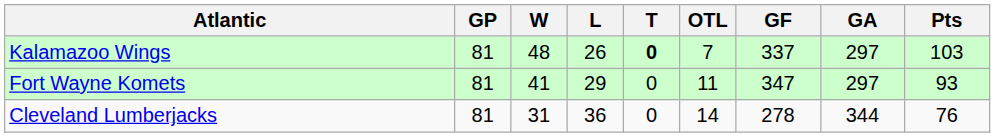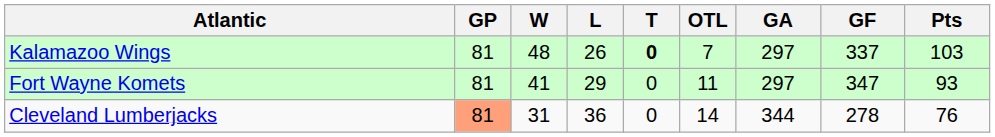columns swapped: (778, 20) <-> (862, 20)
(483, 115) no background -> (483, 115) lightsalmon background
